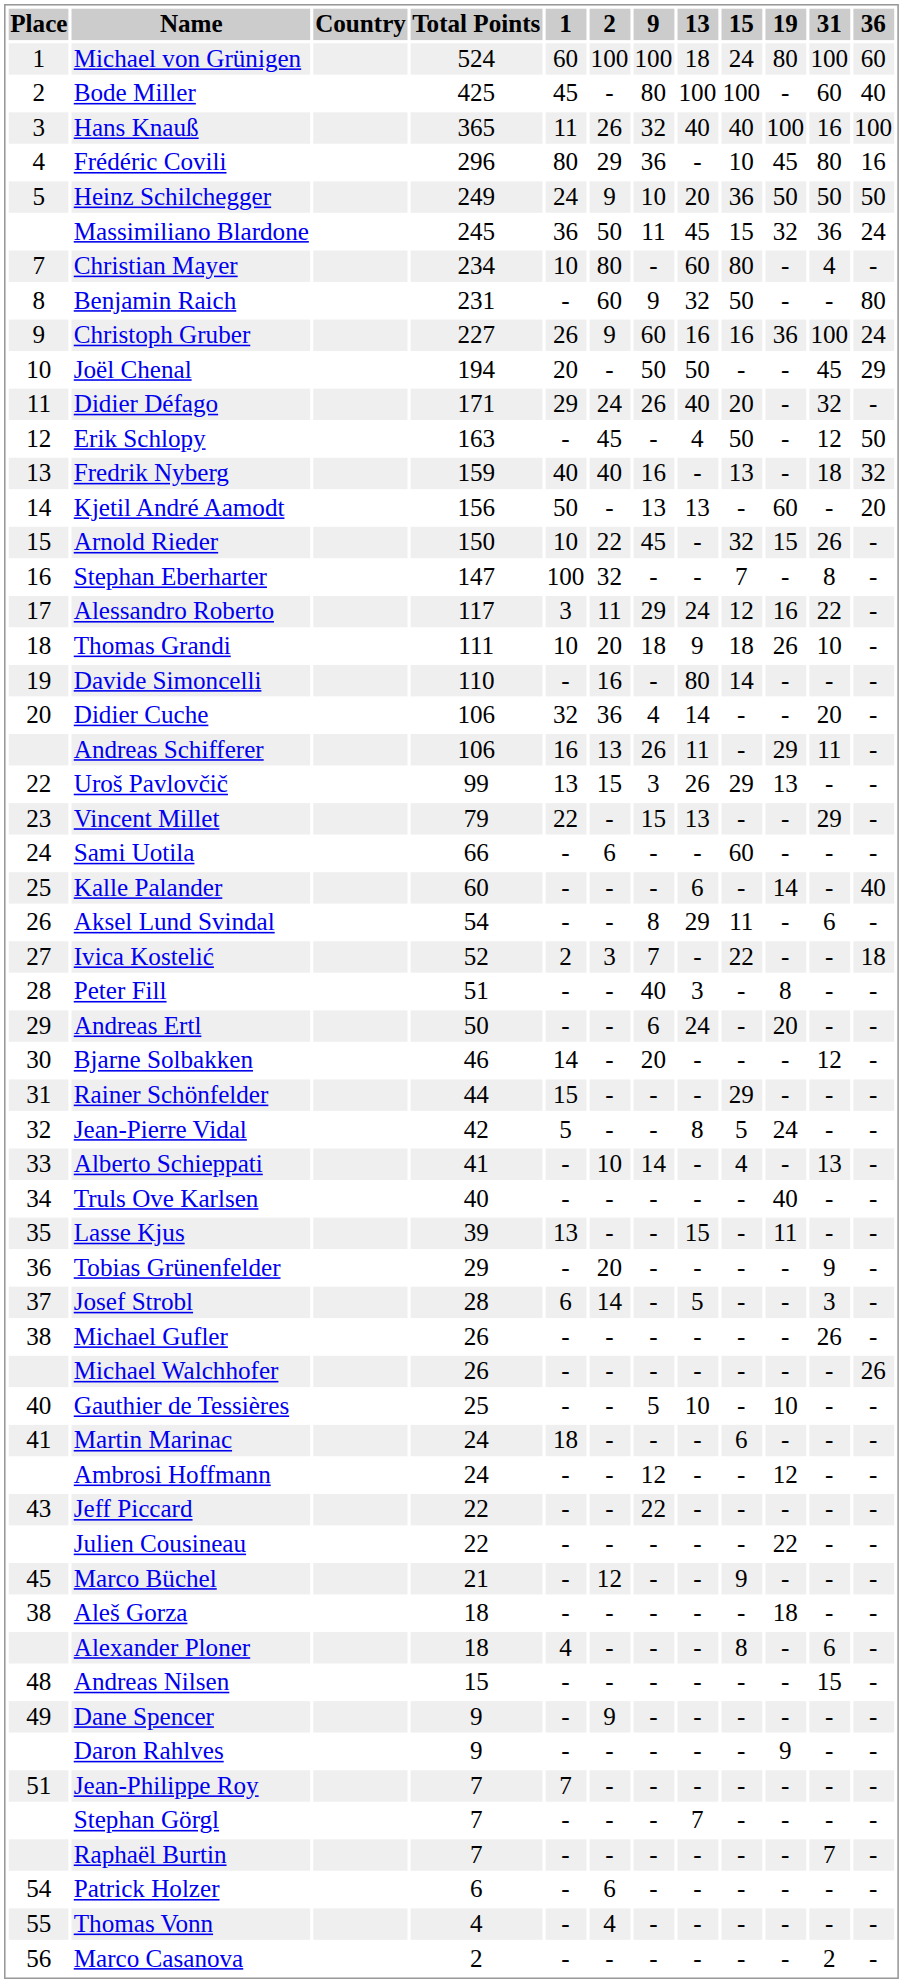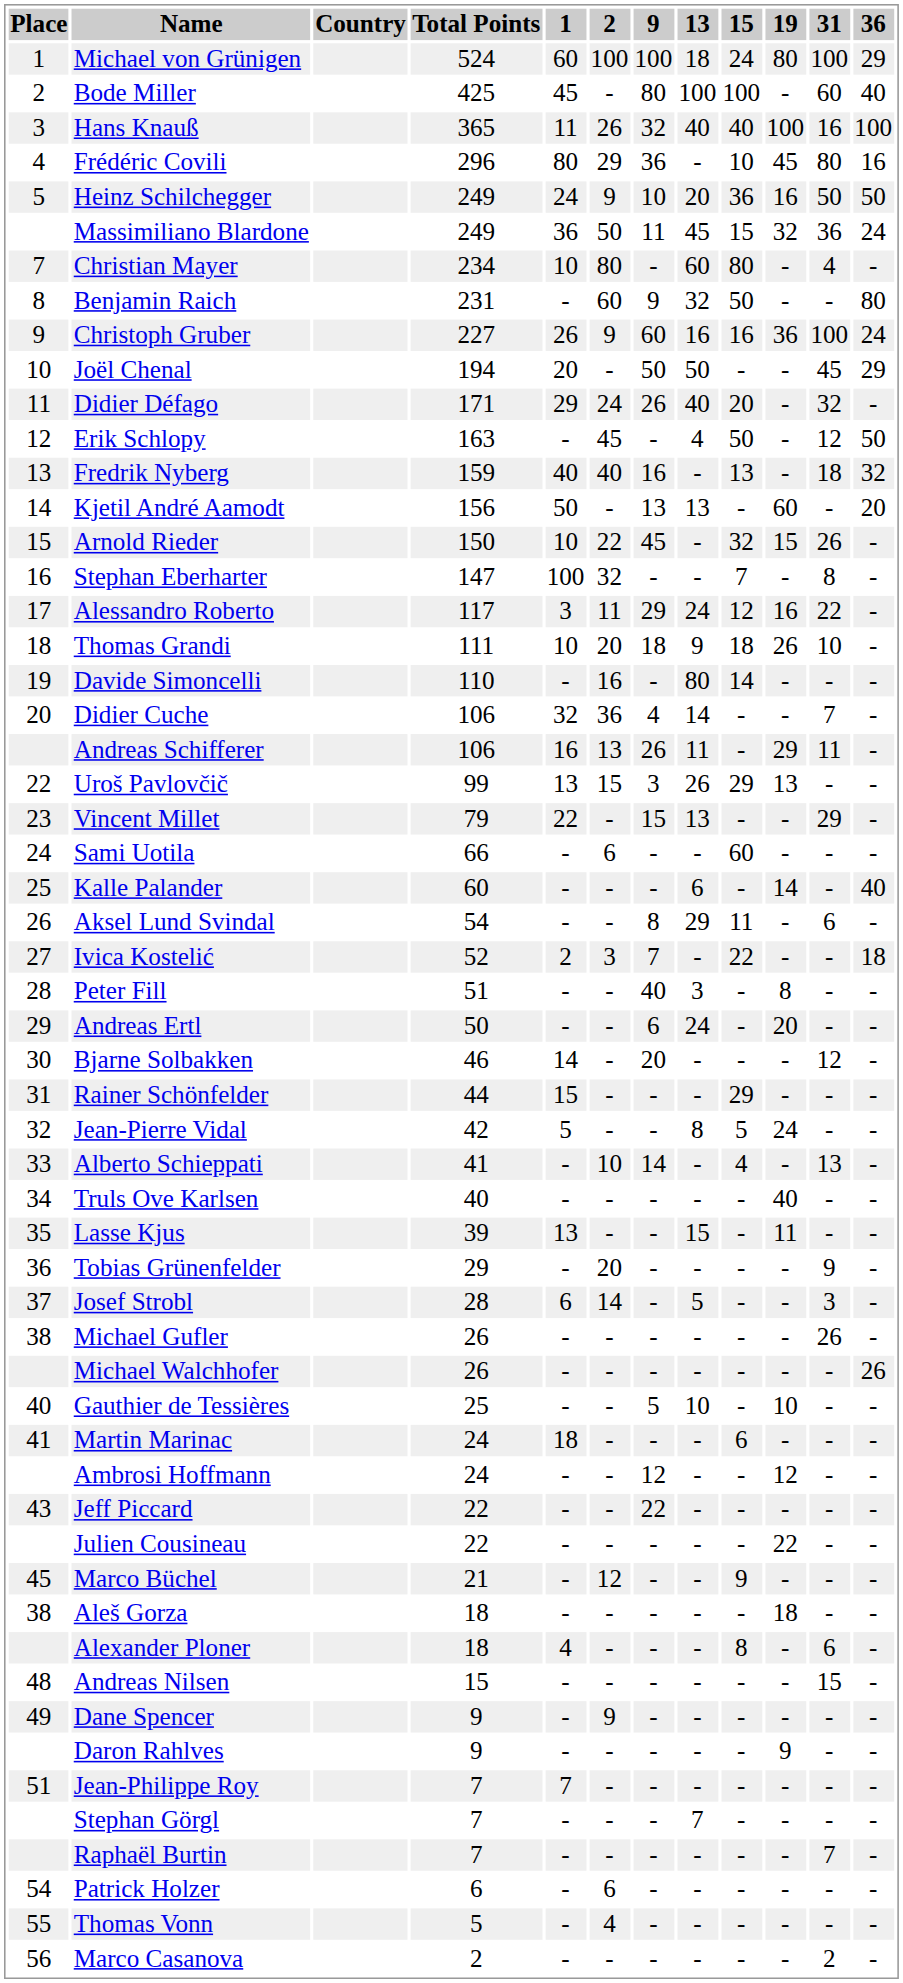(873, 58) 60 -> (873, 58) 29
(785, 196) 50 -> (785, 196) 16
(476, 231) 245 -> (476, 231) 249
(829, 714) 20 -> (829, 714) 7
(476, 1923) 4 -> (476, 1923) 5
